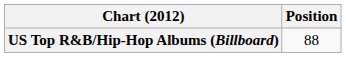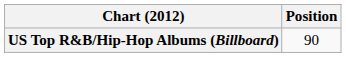(312, 40) 88 -> (312, 40) 90
